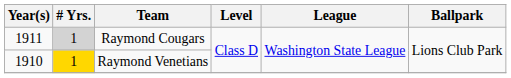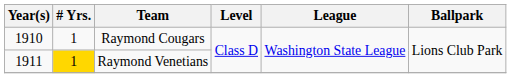(29, 38) 1911 -> (29, 38) 1910
(74, 38) lightgrey background -> (74, 38) no background
(29, 61) 1910 -> (29, 61) 1911
